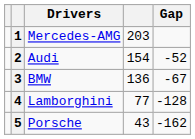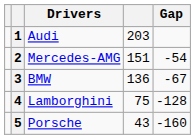(74, 37) Mercedes-AMG -> (43, 37) Audi
(43, 58) Audi -> (74, 58) Mercedes-AMG
(138, 58) 154 -> (138, 58) 151
(175, 58) -52 -> (175, 58) -54
(142, 102) 77 -> (142, 102) 75
(171, 123) -162 -> (171, 123) -160
